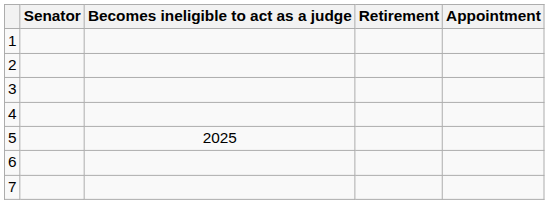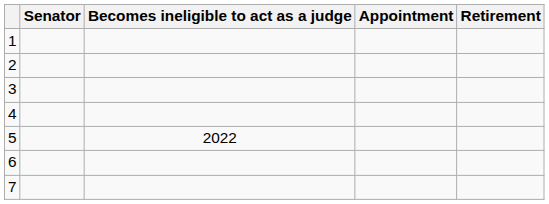columns swapped: (493, 16) <-> (399, 16)
(220, 138) 2025 -> (220, 138) 2022
